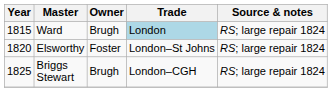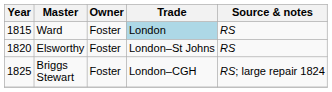(104, 30) Brugh -> (105, 30) Foster
(272, 30) RS; large repair 1824 -> (228, 30) RS
(272, 48) RS; large repair 1824 -> (228, 48) RS
(104, 71) Brugh -> (105, 71) Foster
